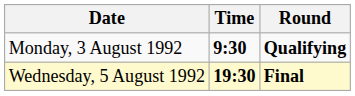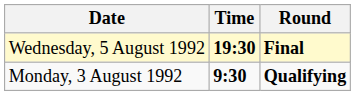rows swapped: (96, 47) <-> (107, 76)
